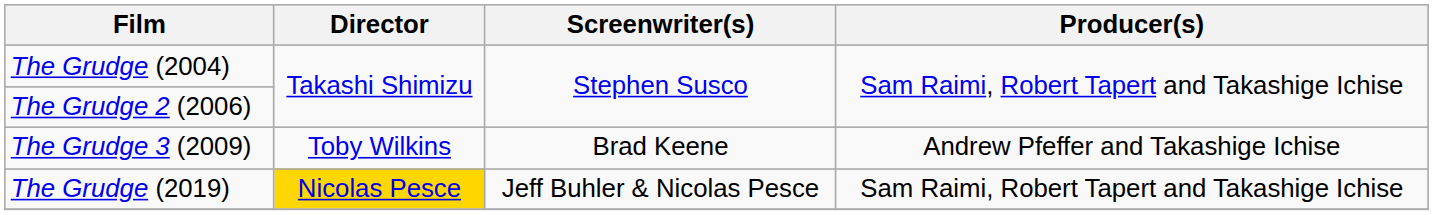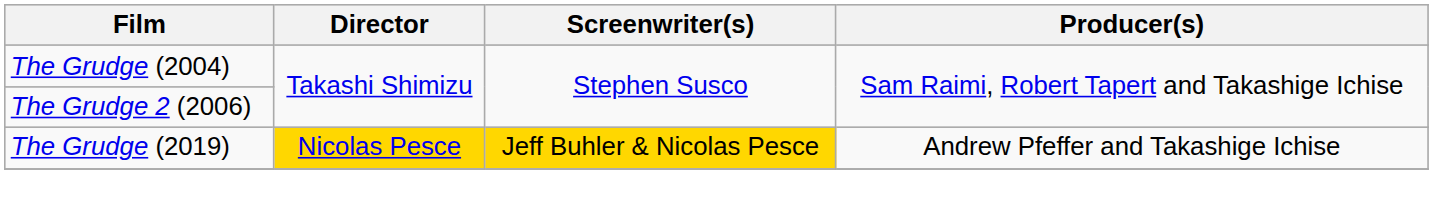- row: (131, 147)
(660, 188) no background -> (660, 147) gold background
(1132, 188) Sam Raimi, Robert Tapert and Takashige Ichise -> (1132, 147) Andrew Pfeffer and Takashige Ichise
